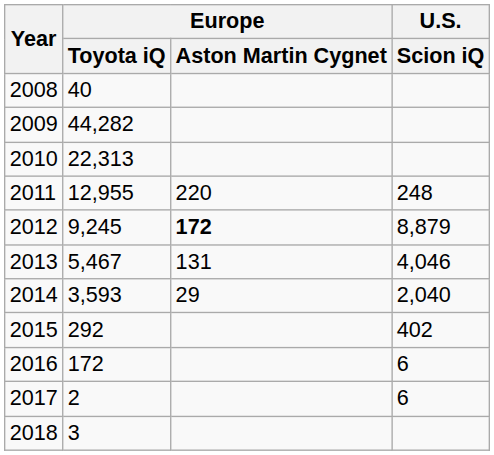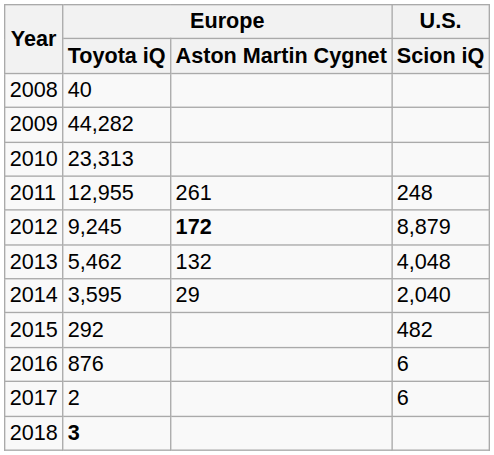(101, 158) 22,313 -> (101, 158) 23,313
(194, 192) 220 -> (194, 192) 261
(95, 261) 5,467 -> (95, 261) 5,462
(194, 261) 131 -> (194, 261) 132
(424, 261) 4,046 -> (424, 261) 4,048
(95, 295) 3,593 -> (95, 295) 3,595
(415, 329) 402 -> (415, 329) 482
(86, 364) 172 -> (86, 364) 876
(74, 432) normal -> (74, 432) bold
